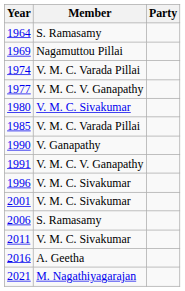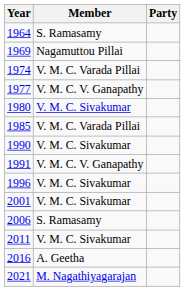(68, 145) V. Ganapathy -> (83, 145) V. M. C. Sivakumar
